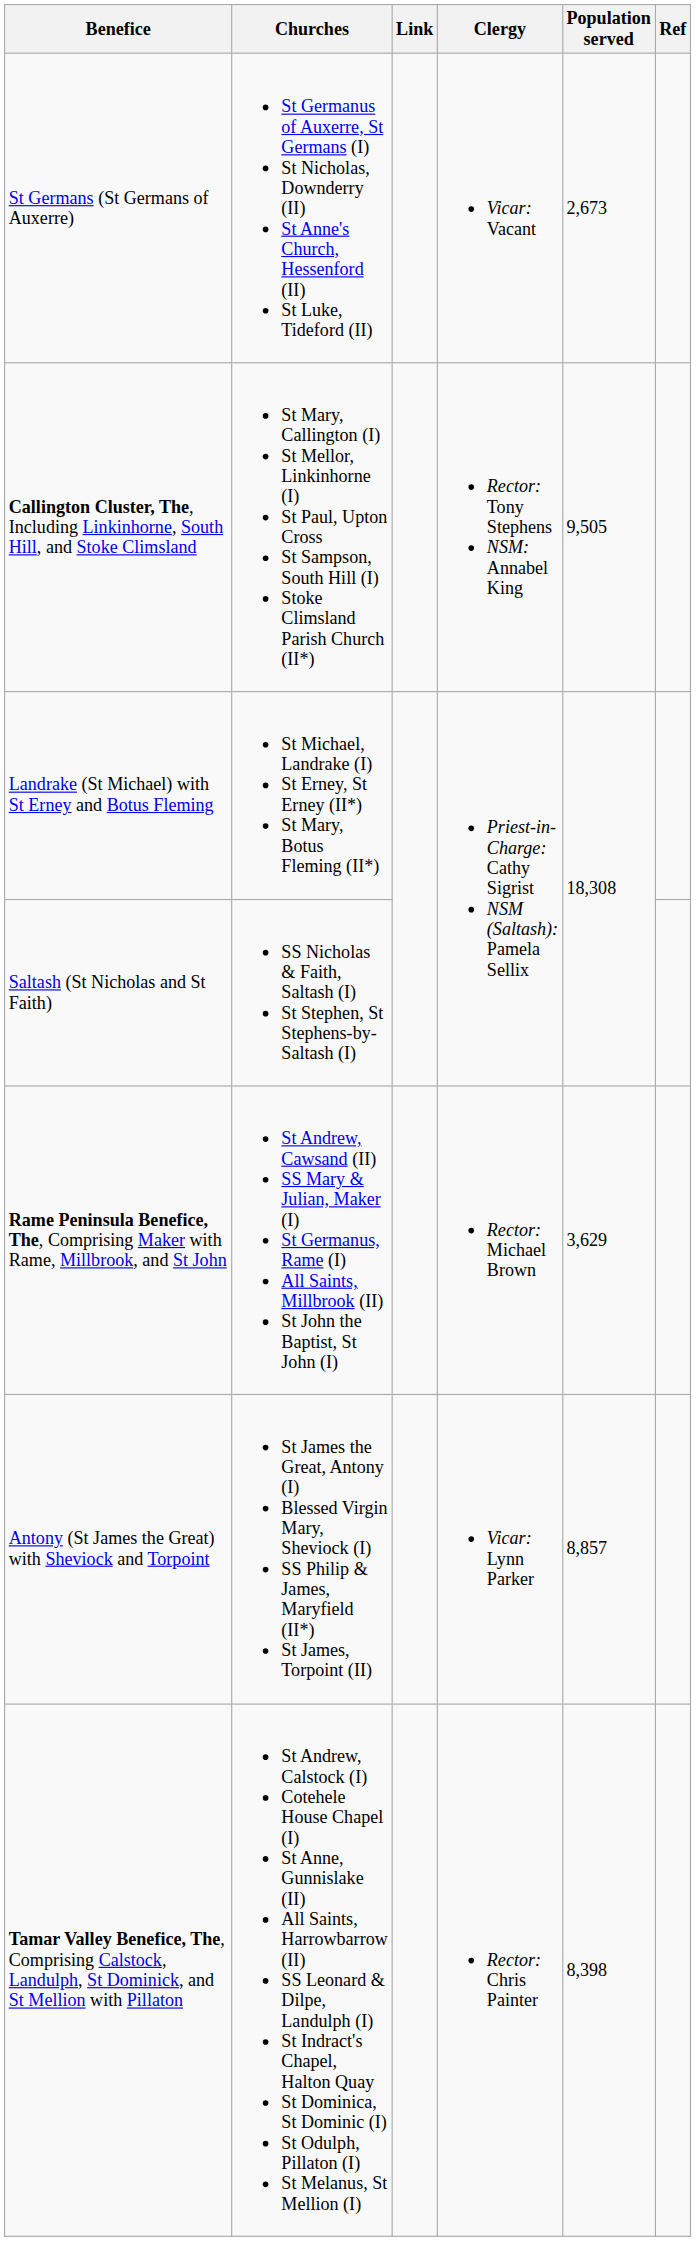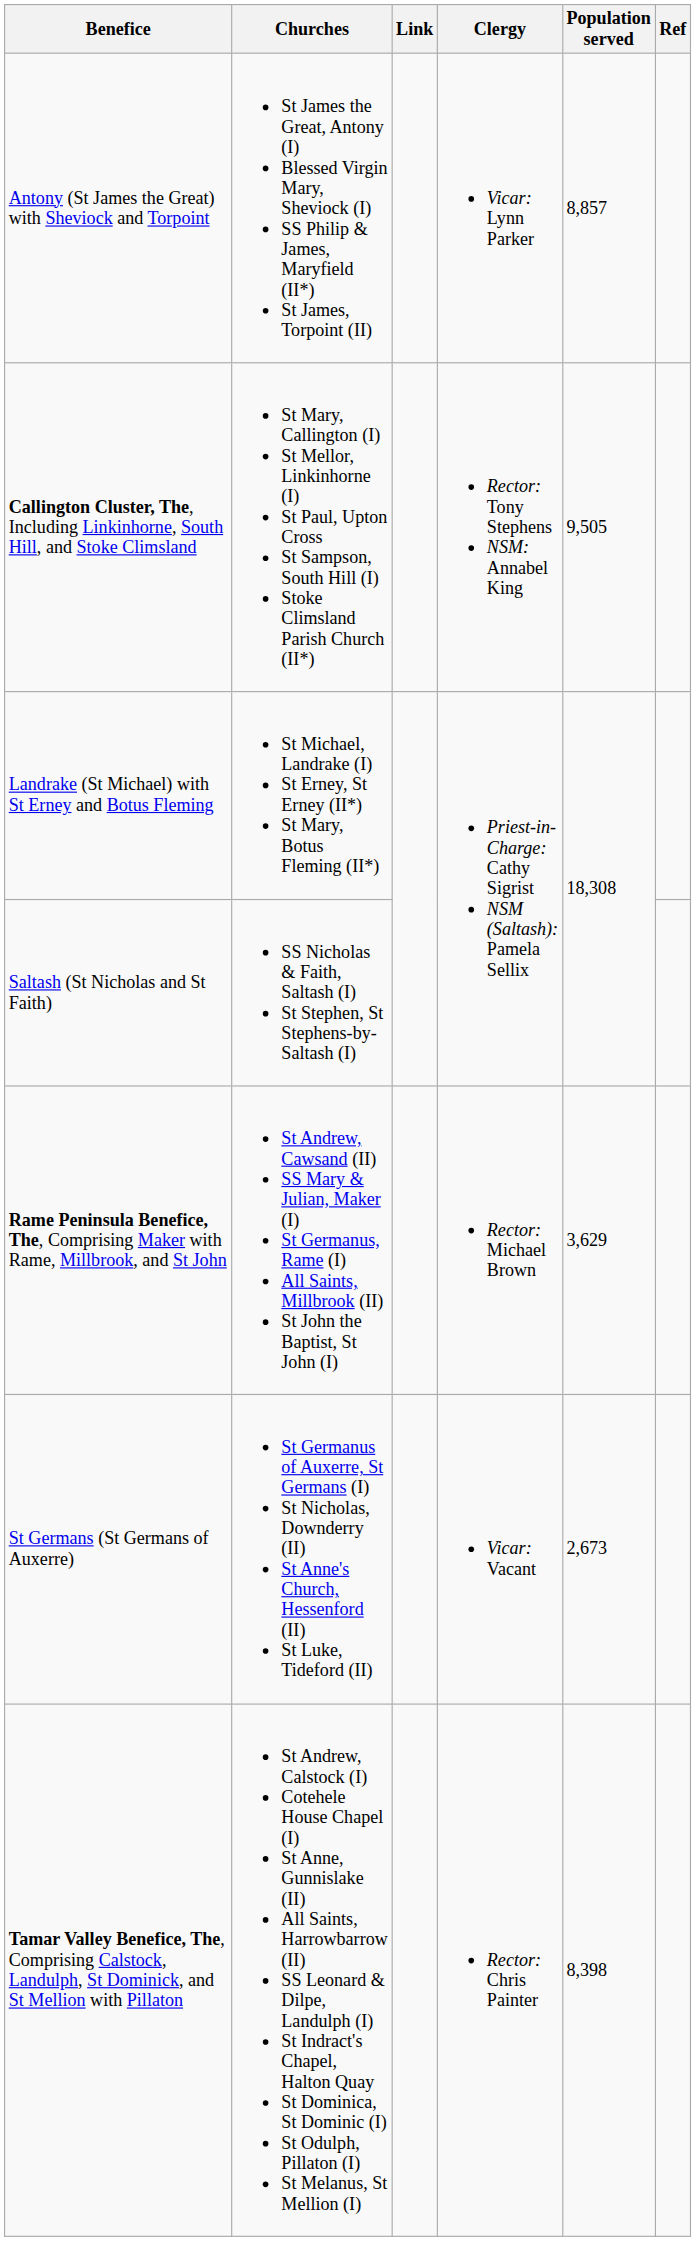rows swapped: (112, 1549) <-> (109, 207)
